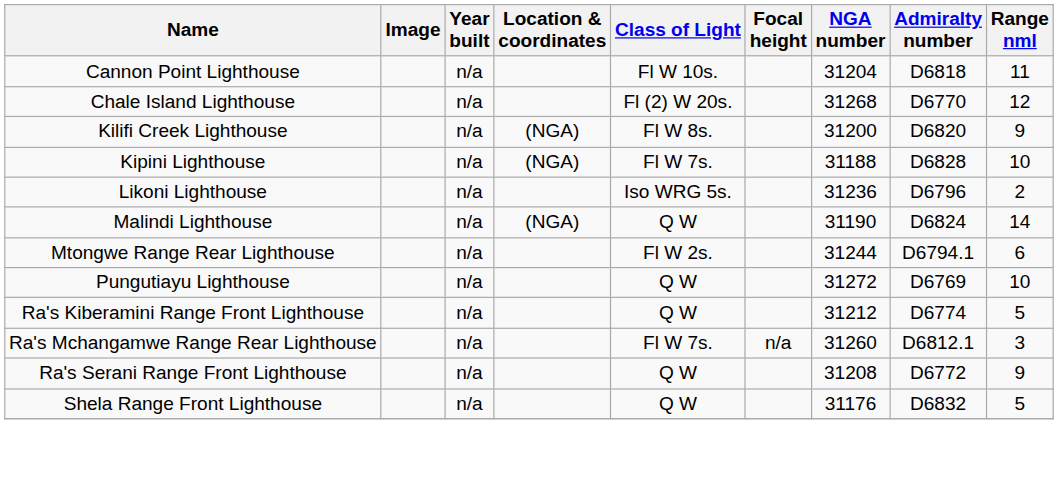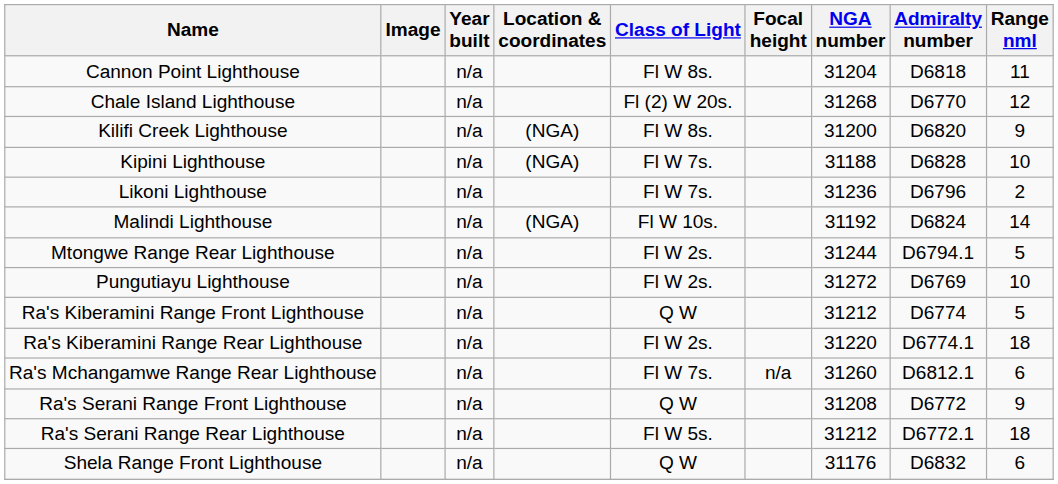(678, 71) Fl W 10s. -> (678, 71) Fl W 8s.
(678, 191) Iso WRG 5s. -> (678, 191) Fl W 7s.
(678, 222) Q W -> (678, 222) Fl W 10s.
(850, 222) 31190 -> (850, 222) 31192
(1020, 252) 6 -> (1020, 252) 5
(678, 282) Q W -> (678, 282) Fl W 2s.
+ row: (193, 342)
(1020, 342) 3 -> (1020, 373) 6
+ row: (193, 433)
(1020, 403) 5 -> (1020, 463) 6
